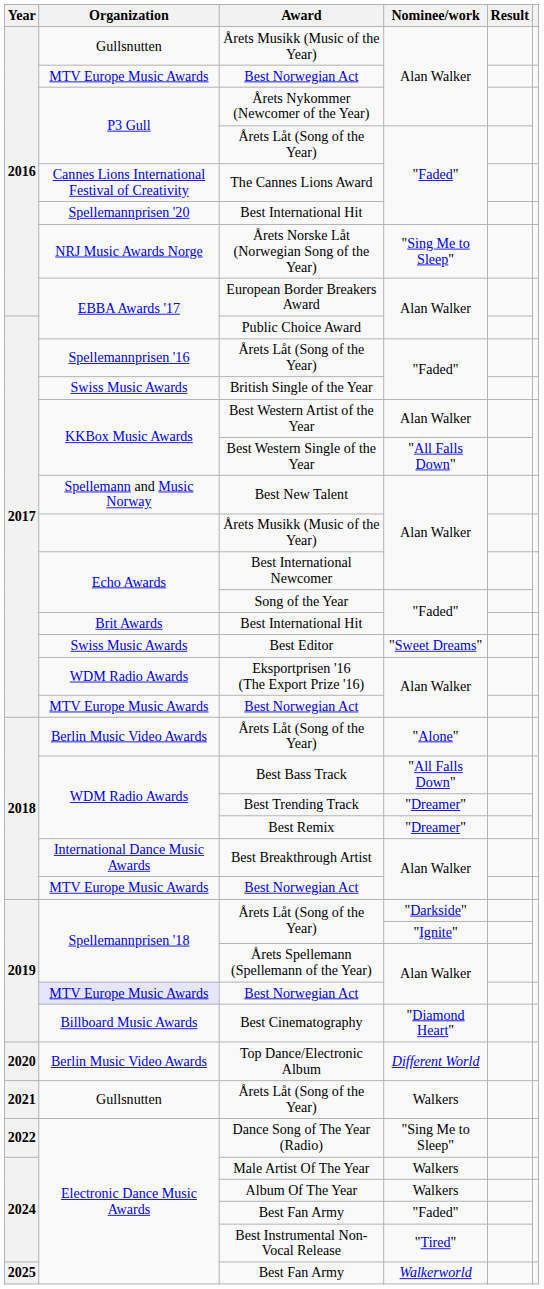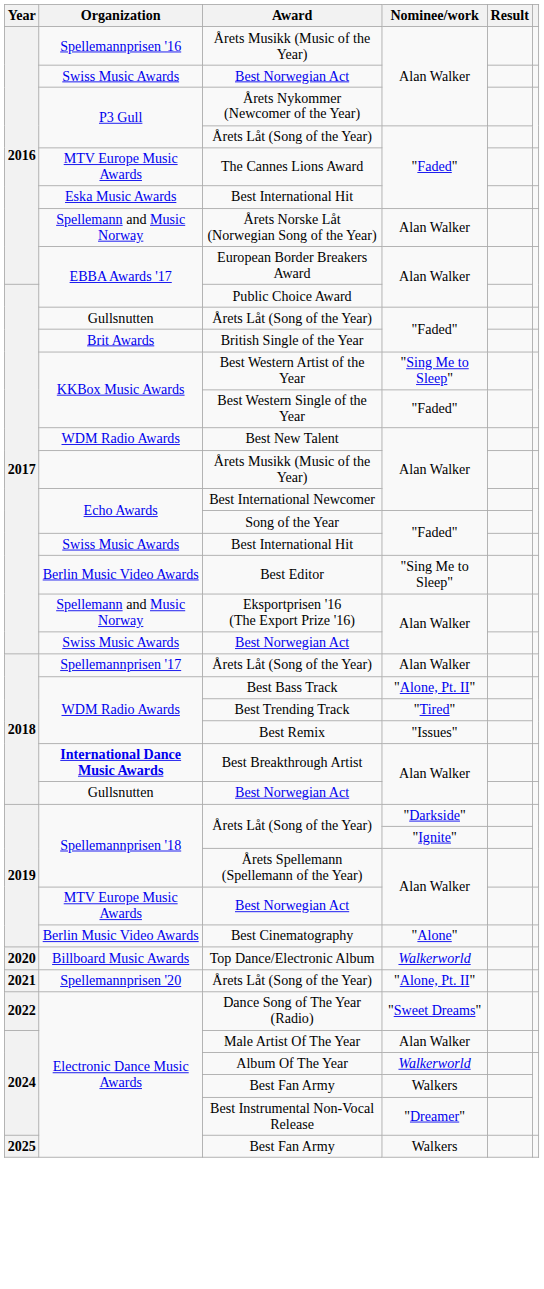(129, 45) Gullsnutten -> (121, 45) Spellemannprisen '16
(129, 76) MTV Europe Music Awards -> (121, 76) Swiss Music Awards
(129, 182) Cannes Lions International Festival of Creativity -> (121, 166) MTV Europe Music Awards
(129, 213) Spellemannprisen '20 -> (121, 197) Eska Music Awards
(129, 251) NRJ Music Awards Norge -> (121, 227) Spellemann and Music Norway
(436, 251) "Sing Me to Sleep" -> (435, 227) Alan Walker
(129, 357) Spellemannprisen '16 -> (121, 318) Gullsnutten
(129, 388) Swiss Music Awards -> (121, 340) Brit Awards
(436, 418) Alan Walker -> (435, 370) "Sing Me to Sleep"
(436, 456) "All Falls Down" -> (435, 408) "Faded"
(129, 494) Spellemann and Music Norway -> (121, 439) WDM Radio Awards
(129, 623) Brit Awards -> (121, 544) Swiss Music Awards
(129, 645) Swiss Music Awards -> (121, 574) Berlin Music Video Awards
(436, 645) "Sweet Dreams" -> (435, 574) "Sing Me to Sleep"
(129, 676) WDM Radio Awards -> (121, 612) Spellemann and Music Norway
(129, 706) MTV Europe Music Awards -> (121, 642) Swiss Music Awards
(129, 736) Berlin Music Video Awards -> (121, 665) Spellemannprisen '17
(436, 736) "Alone" -> (435, 665) Alan Walker
(436, 774) "All Falls Down" -> (435, 687) "Alone, Pt. II"
(436, 805) "Dreamer" -> (435, 709) "Tired"
(436, 827) "Dreamer" -> (435, 732) "Issues"
(129, 857) normal -> (121, 762) bold
(129, 887) MTV Europe Music Awards -> (121, 792) Gullsnutten
(129, 993) lavender background -> (121, 905) no background
(129, 1023) Billboard Music Awards -> (121, 936) Berlin Music Video Awards
(436, 1023) "Diamond Heart" -> (435, 936) "Alone"
(129, 1061) Berlin Music Video Awards -> (121, 958) Billboard Music Awards
(436, 1061) Different World -> (435, 958) Walkerworld
(129, 1099) Gullsnutten -> (121, 980) Spellemannprisen '20
(436, 1099) Walkers -> (435, 980) "Alone, Pt. II"
(436, 1137) "Sing Me to Sleep" -> (435, 1011) "Sweet Dreams"
(436, 1168) Walkers -> (435, 1041) Alan Walker
(436, 1190) Walkers -> (435, 1063) Walkerworld
(436, 1212) "Faded" -> (435, 1085) Walkers
(436, 1242) "Tired" -> (435, 1116) "Dreamer"
(436, 1273) Walkerworld -> (435, 1146) Walkers
